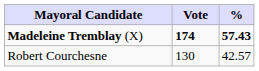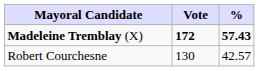(185, 35) 174 -> (185, 35) 172
